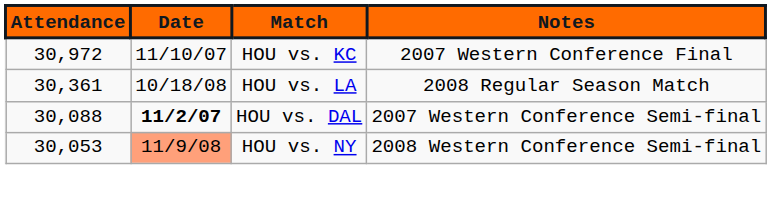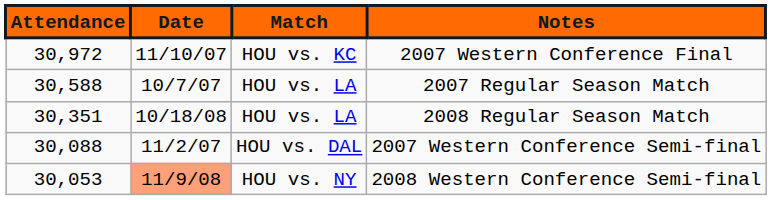+ row: (566, 86)
(68, 86) 30,361 -> (68, 117) 30,351
(181, 117) bold -> (181, 148) normal
